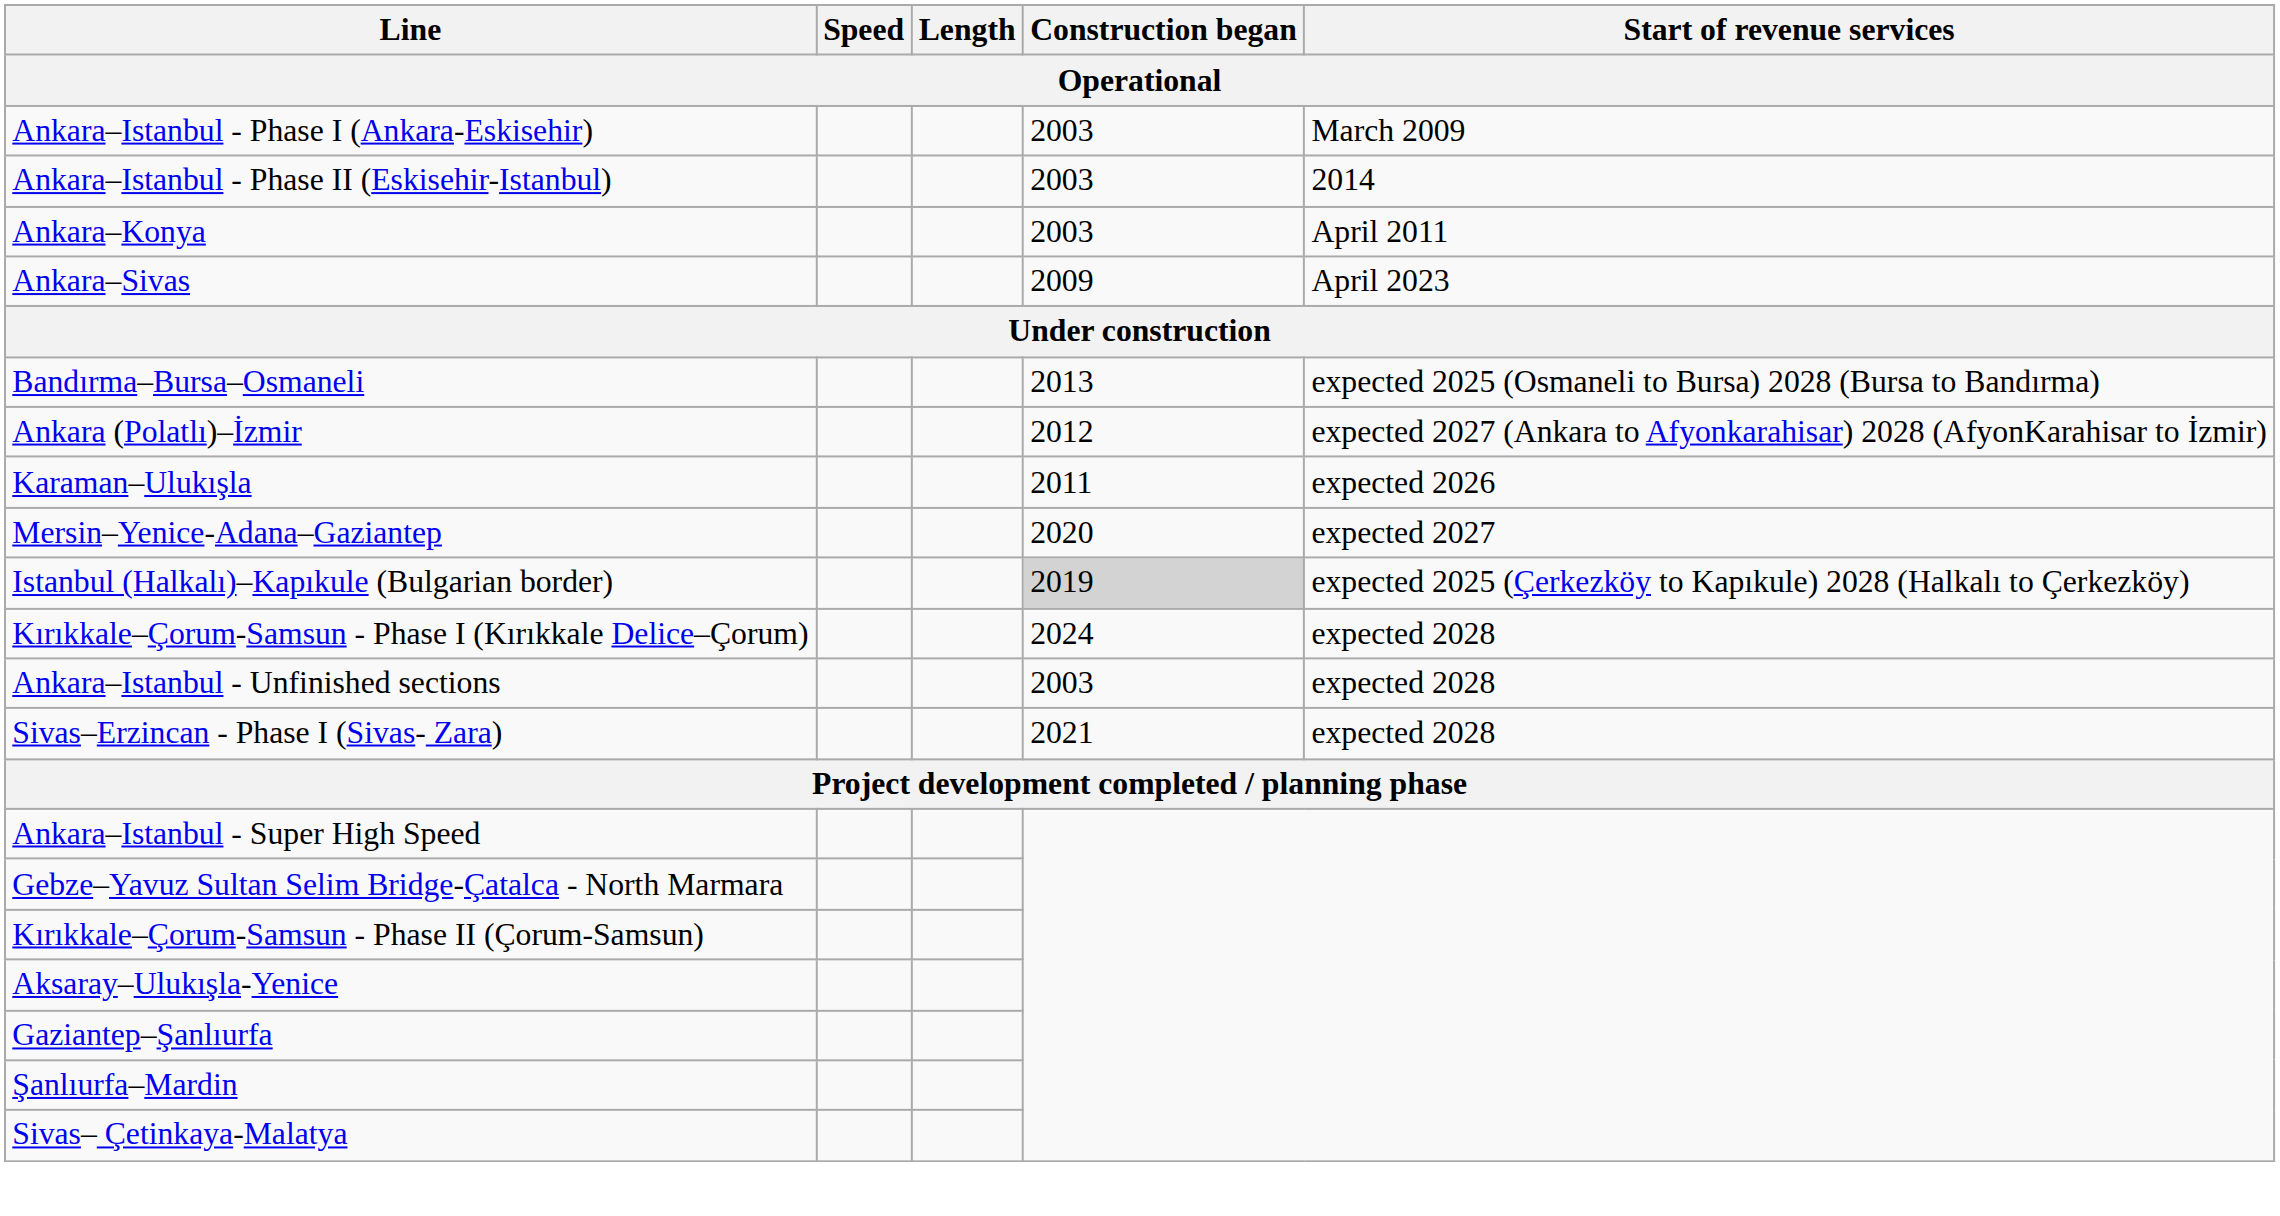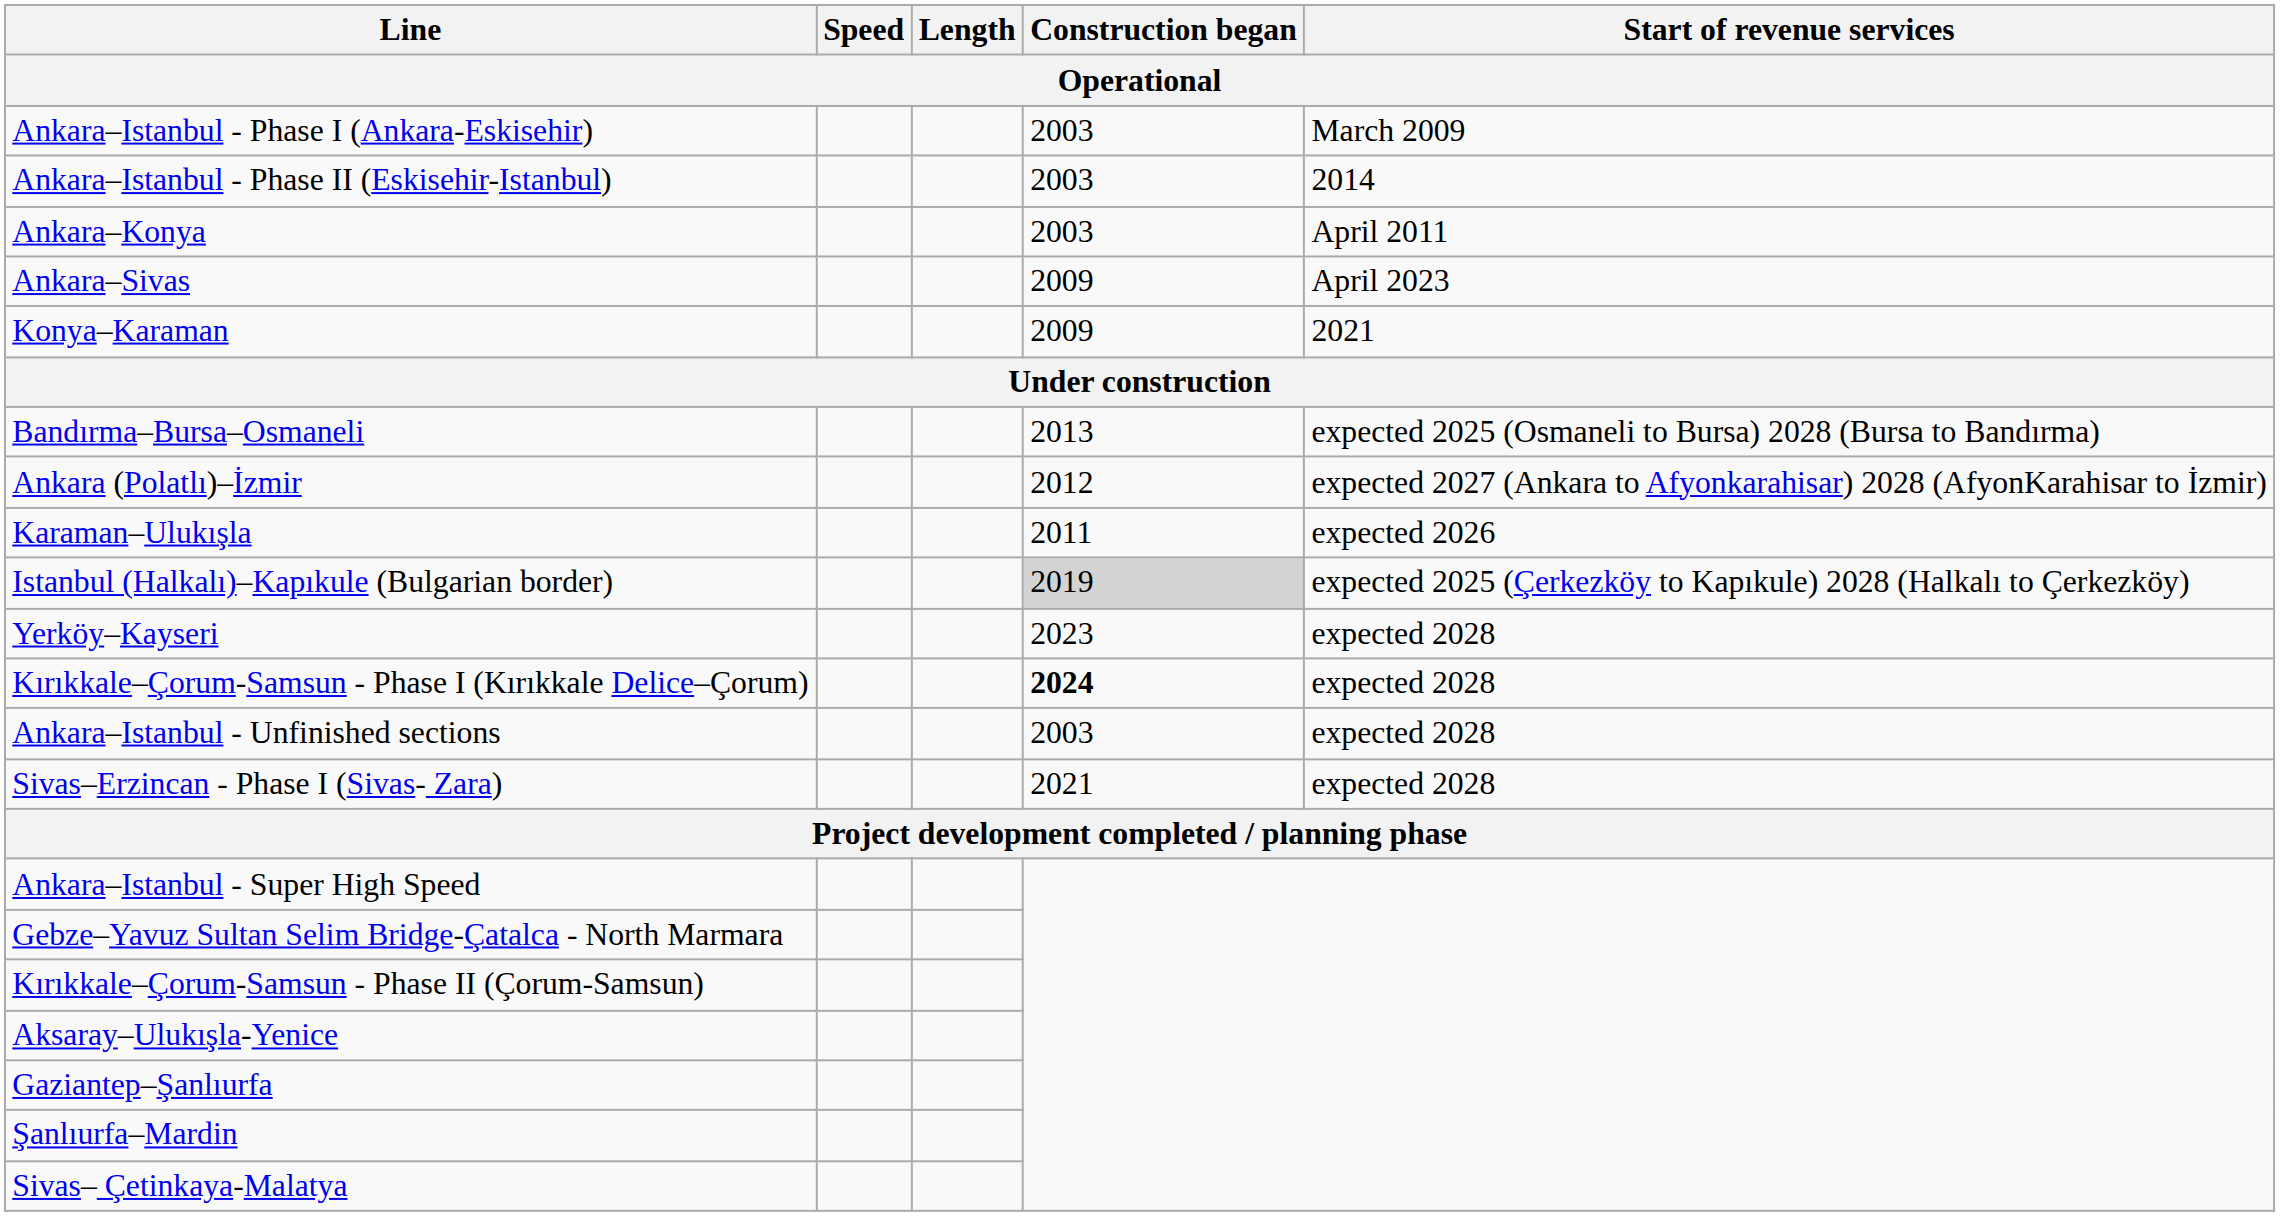+ row: (120, 331)
- row: (227, 532)
+ row: (115, 632)
(1062, 632) normal -> (1062, 682) bold
